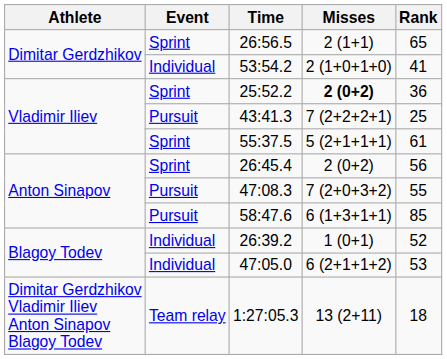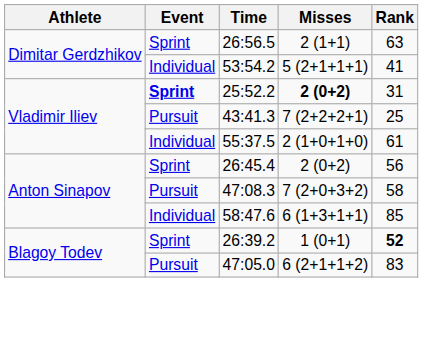(418, 42) 65 -> (395, 42) 63
(349, 67) 2 (1+0+1+0) -> (325, 67) 5 (2+1+1+1)
(169, 92) normal -> (172, 92) bold
(418, 92) 36 -> (395, 92) 31
(169, 141) Sprint -> (182, 141) Individual
(349, 141) 5 (2+1+1+1) -> (325, 141) 2 (1+0+1+0)
(418, 191) 55 -> (395, 191) 58
(173, 216) Pursuit -> (182, 216) Individual
(182, 241) Individual -> (169, 241) Sprint
(418, 241) normal -> (395, 241) bold
(182, 265) Individual -> (173, 265) Pursuit
(418, 265) 53 -> (395, 265) 83
- row: (266, 316)
